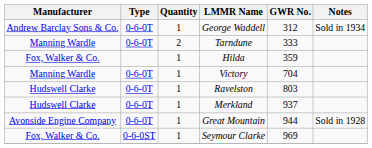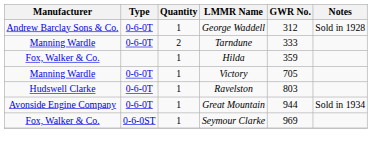(340, 27) Sold in 1934 -> (340, 27) Sold in 1928
(290, 74) 704 -> (290, 74) 705
- row: (234, 105)
(340, 120) Sold in 1928 -> (340, 105) Sold in 1934
